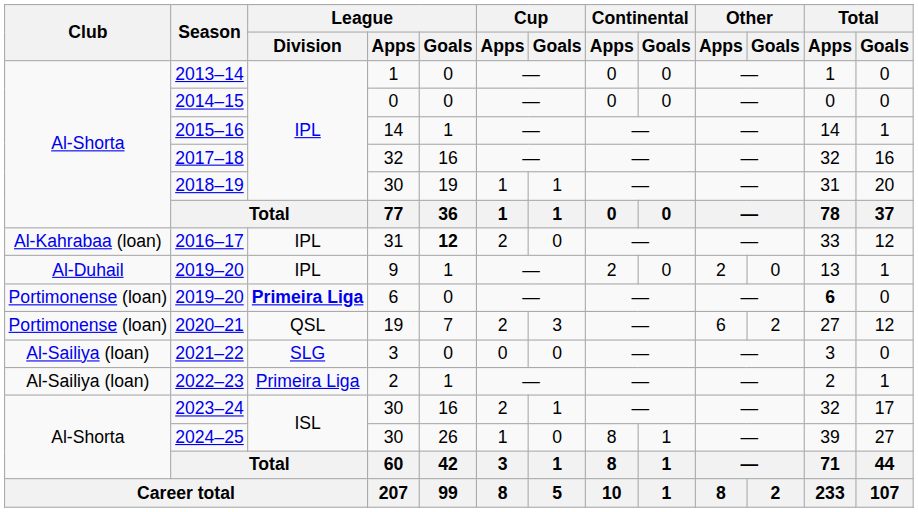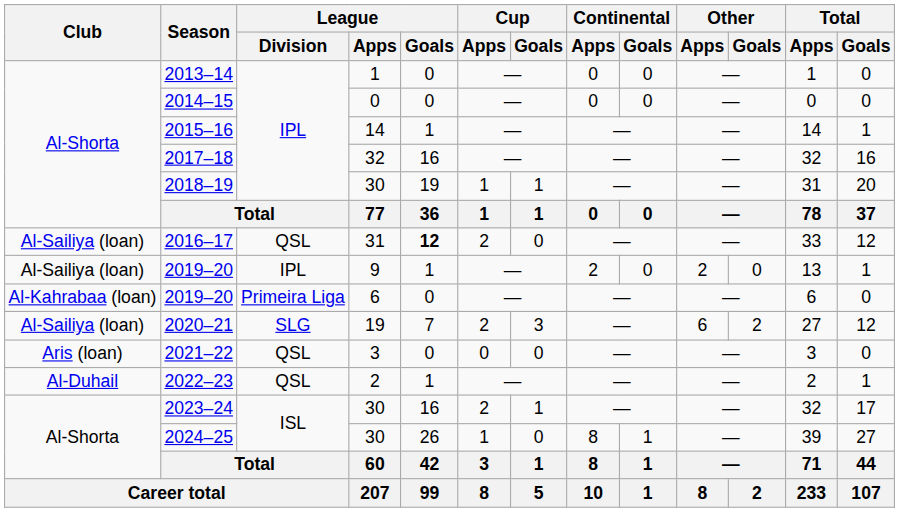(88, 241) Al-Kahrabaa (loan) -> (82, 241) Al-Sailiya (loan)
(308, 241) IPL -> (293, 241) QSL
(88, 269) Al-Duhail -> (82, 269) Al-Sailiya (loan)
(88, 297) Portimonense (loan) -> (82, 297) Al-Kahrabaa (loan)
(308, 297) bold -> (293, 297) normal
(830, 297) bold -> (811, 297) normal
(88, 325) Portimonense (loan) -> (82, 325) Al-Sailiya (loan)
(308, 325) QSL -> (293, 325) SLG
(88, 353) Al-Sailiya (loan) -> (82, 353) Aris (loan)
(308, 353) SLG -> (293, 353) QSL
(88, 381) Al-Sailiya (loan) -> (82, 381) Al-Duhail
(308, 381) Primeira Liga -> (293, 381) QSL
